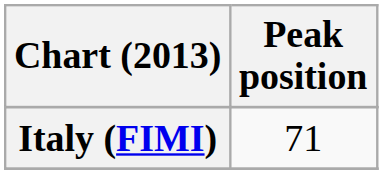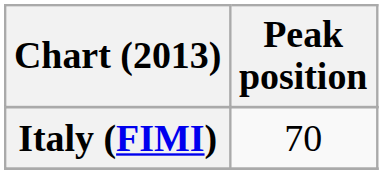(303, 137) 71 -> (303, 137) 70
